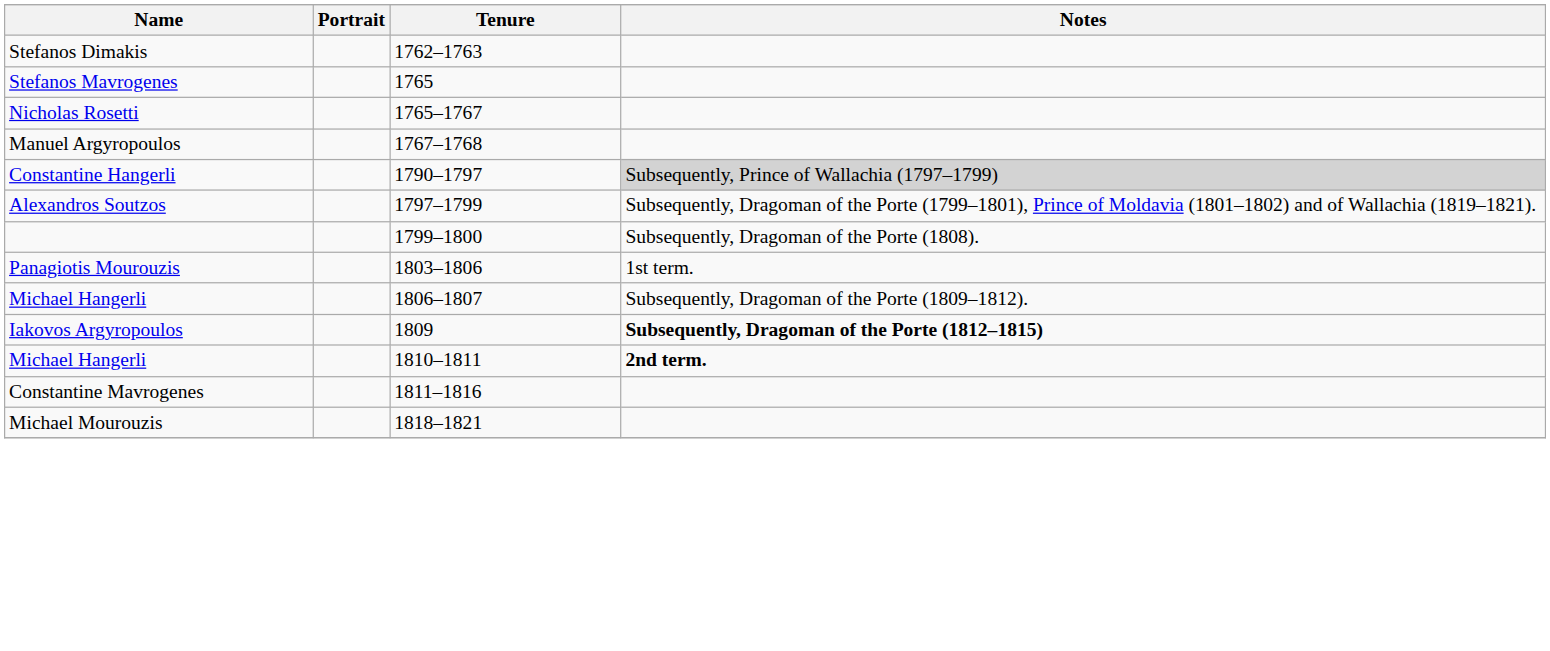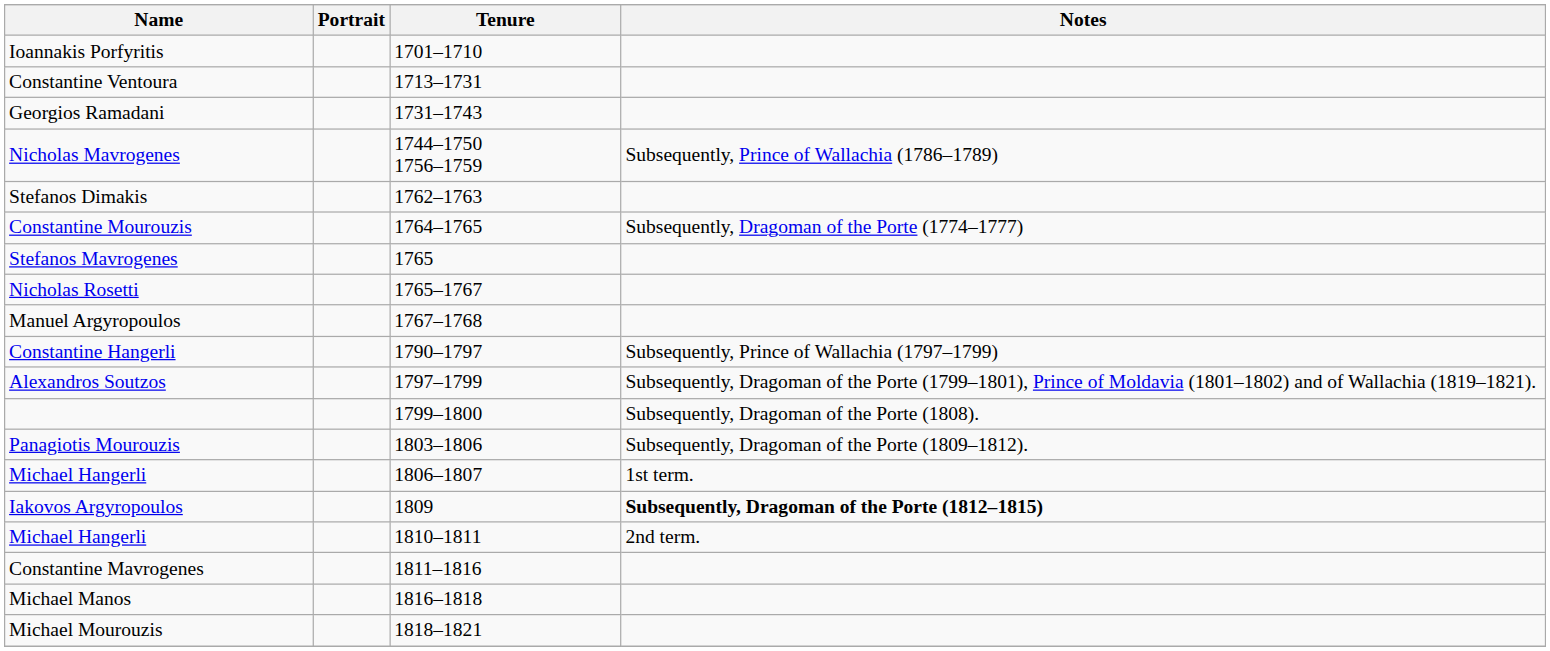+ row: (86, 50)
+ row: (93, 81)
+ row: (87, 112)
+ row: (94, 154)
+ row: (100, 227)
(812, 174) lightgrey background -> (812, 351) no background
(660, 267) 1st term. -> (827, 444) Subsequently, Dragoman of the Porte (1809–1812).
(827, 298) Subsequently, Dragoman of the Porte (1809–1812). -> (660, 475) 1st term.
(666, 360) bold -> (663, 537) normal
+ row: (70, 599)
